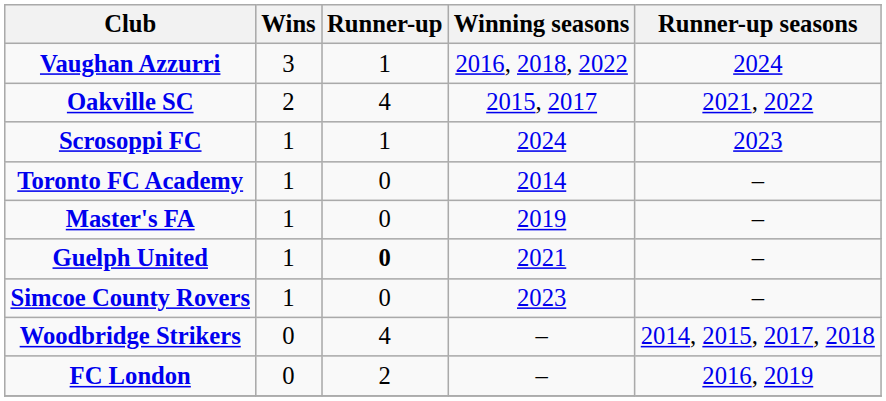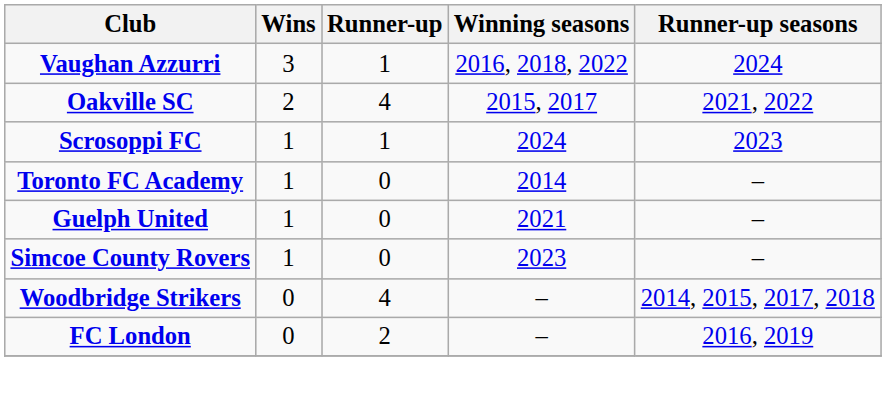- row: (130, 219)
(385, 258) bold -> (385, 219) normal
